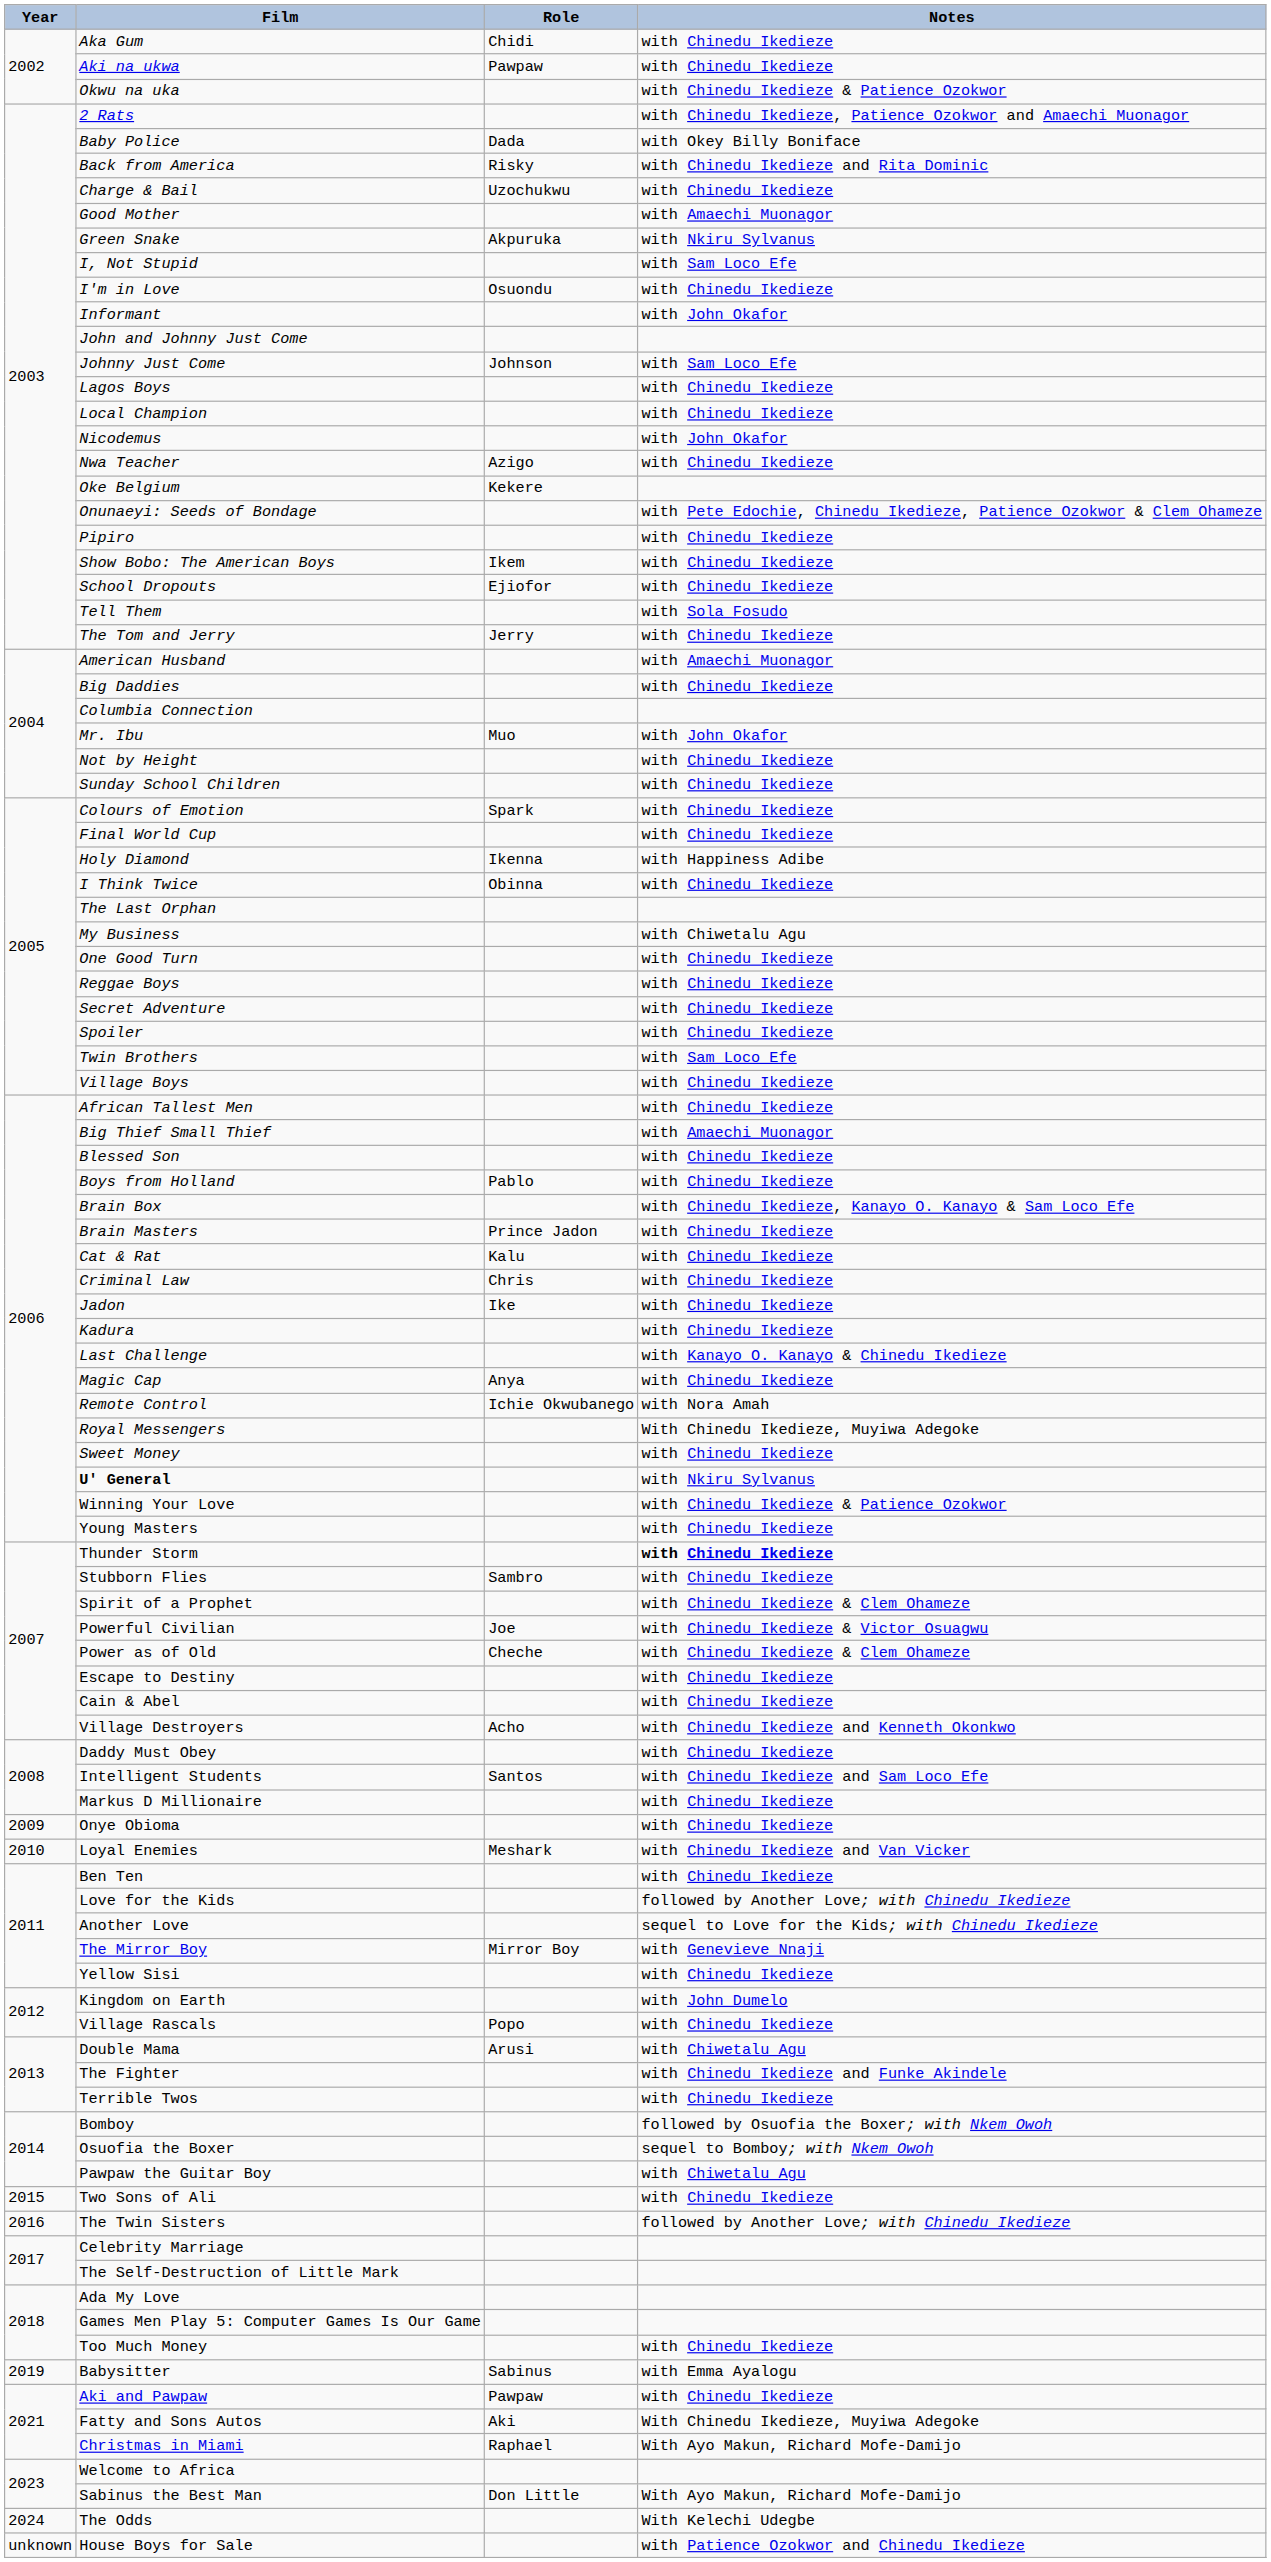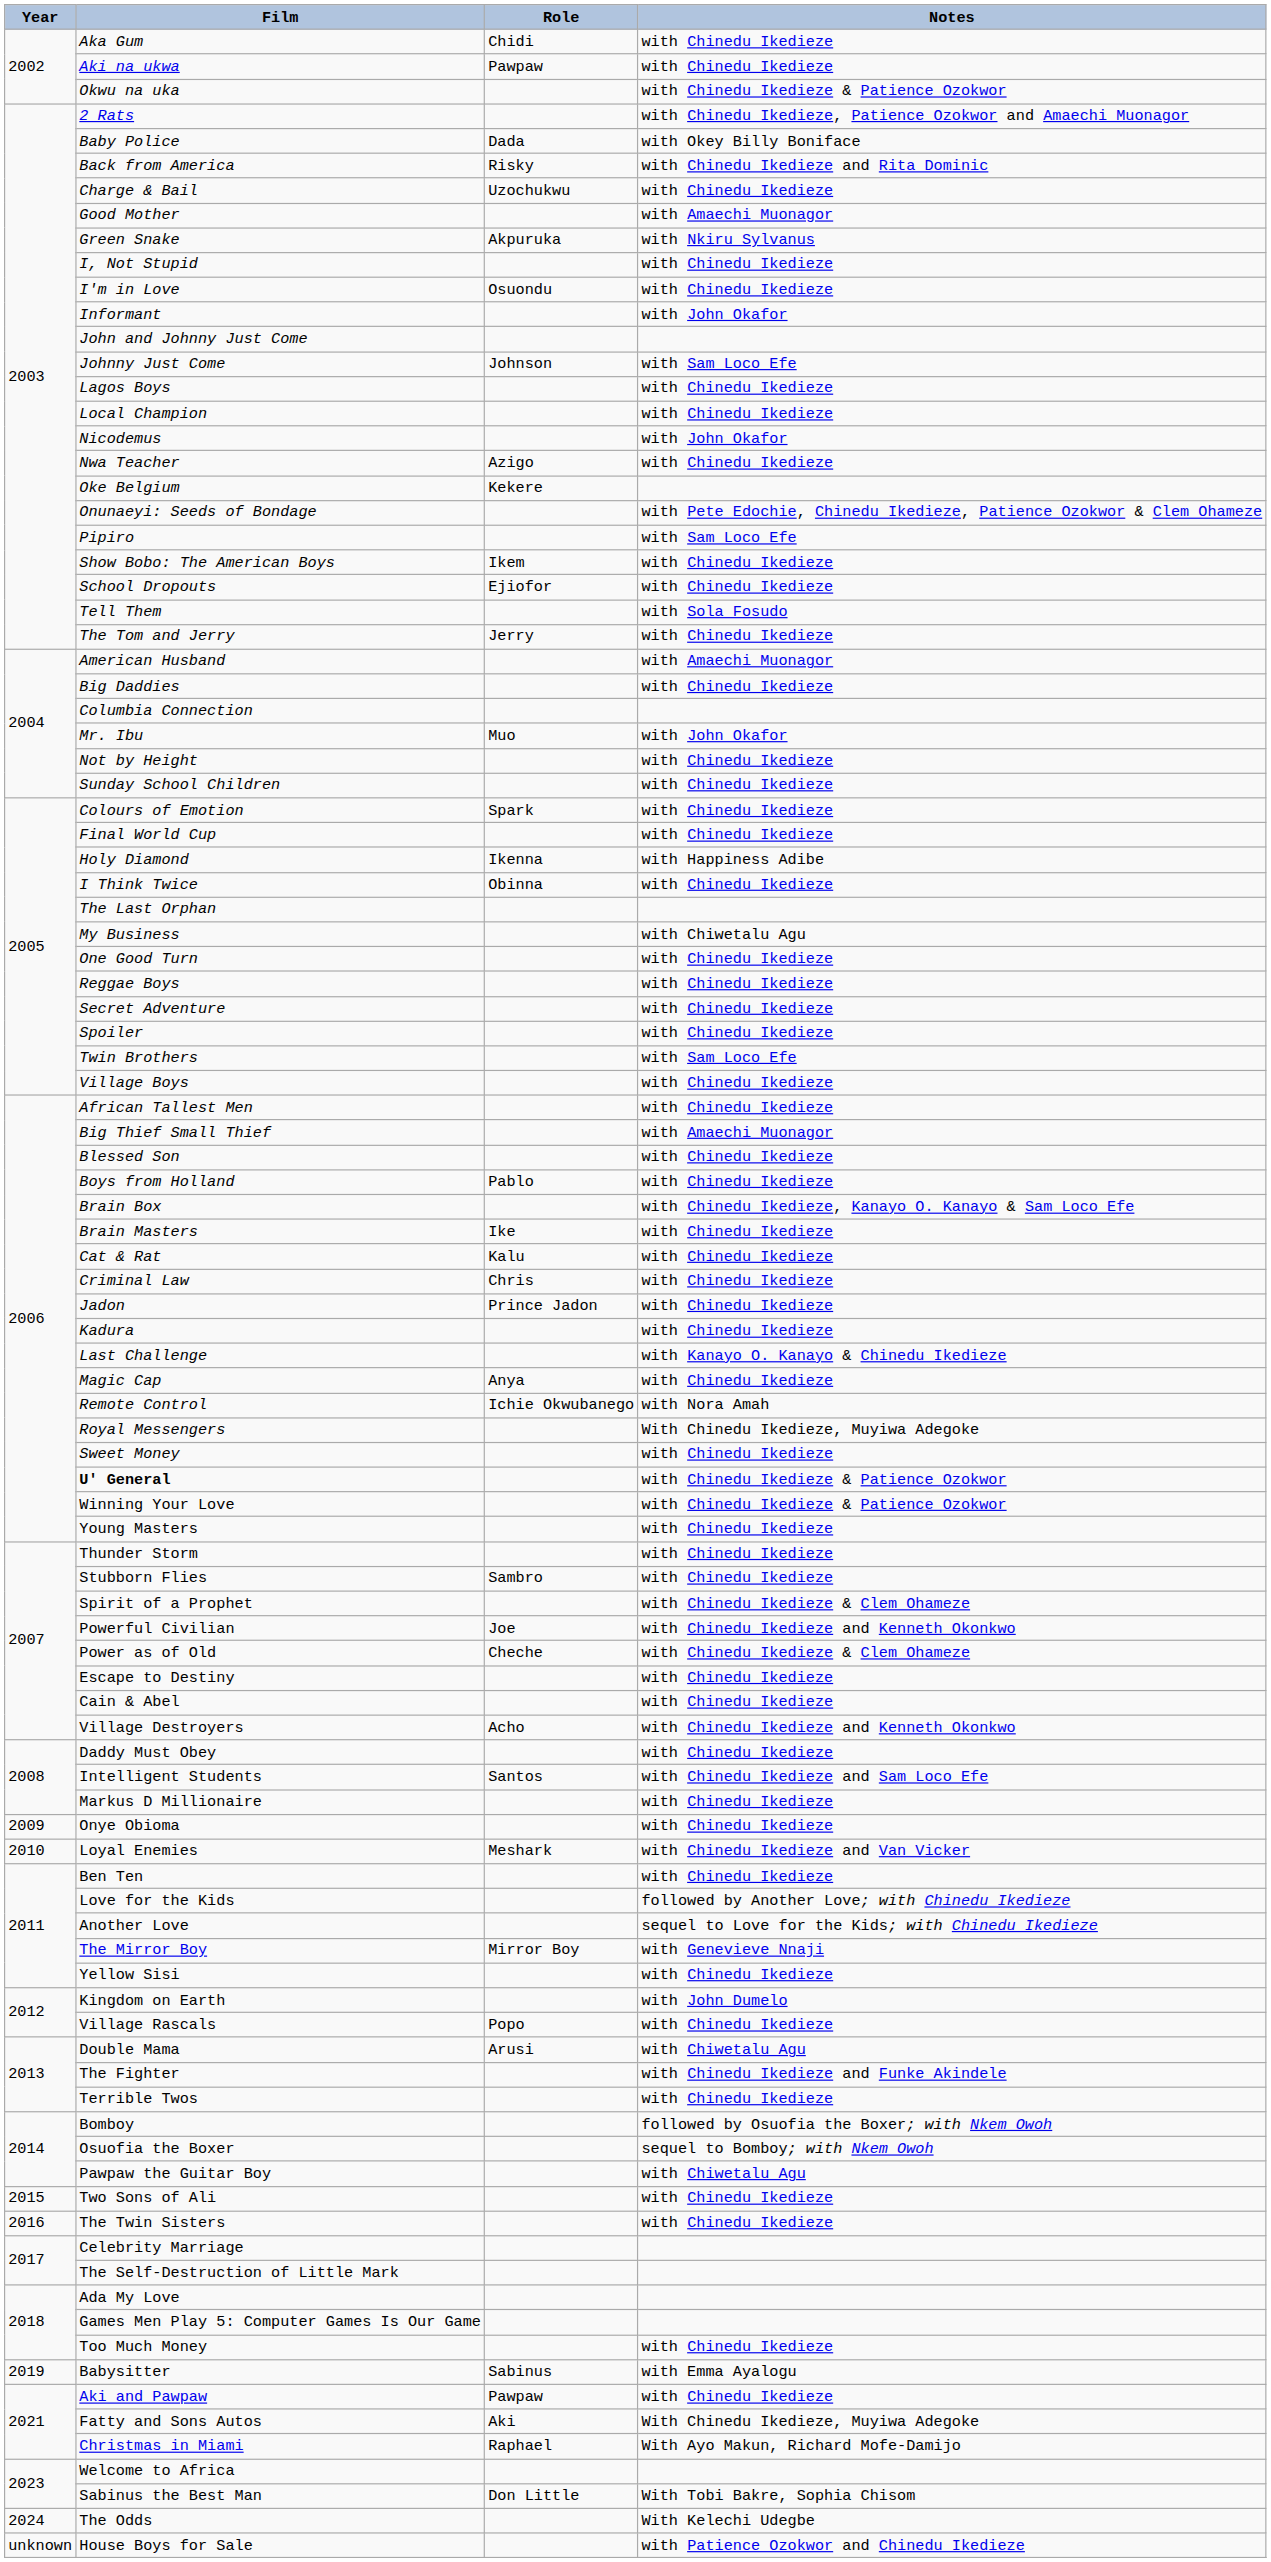(719, 265) with Sam Loco Efe -> (737, 265) with Chinedu Ikedieze
(737, 538) with Chinedu Ikedieze -> (719, 538) with Sam Loco Efe
(543, 1232) Prince Jadon -> (502, 1232) Ike
(502, 1306) Ike -> (543, 1306) Prince Jadon
(728, 1480) with Nkiru Sylvanus -> (824, 1480) with Chinedu Ikedieze & Patience Ozokwor
(737, 1554) bold -> (737, 1554) normal
(815, 1628) with Chinedu Ikedieze & Victor Osuagwu -> (829, 1628) with Chinedu Ikedieze and Kenneth Okonkwo
(856, 2223) followed by Another Love; with Chinedu Ikedieze -> (737, 2223) with Chinedu Ikedieze
(801, 2496) With Ayo Makun, Richard Mofe-Damijo -> (778, 2496) With Tobi Bakre, Sophia Chisom
